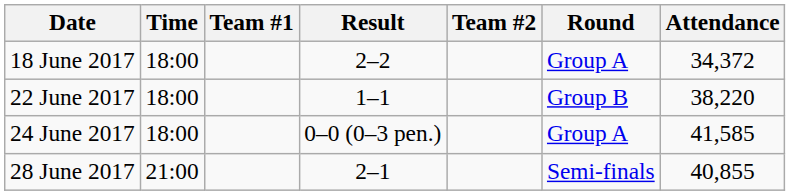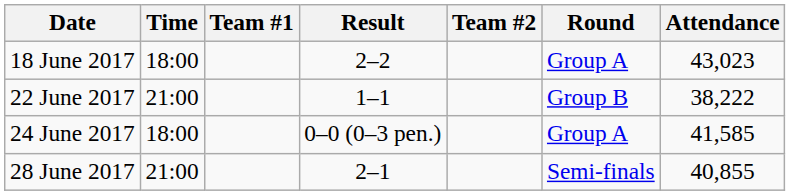(723, 60) 34,372 -> (723, 60) 43,023
(172, 97) 18:00 -> (172, 97) 21:00
(723, 97) 38,220 -> (723, 97) 38,222
